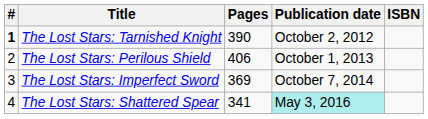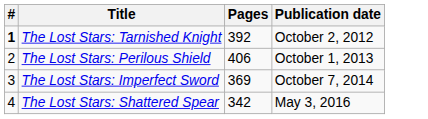- column: (404, 15)
(239, 37) 390 -> (239, 37) 392
(239, 102) 341 -> (239, 102) 342
(313, 102) paleturquoise background -> (313, 102) no background
